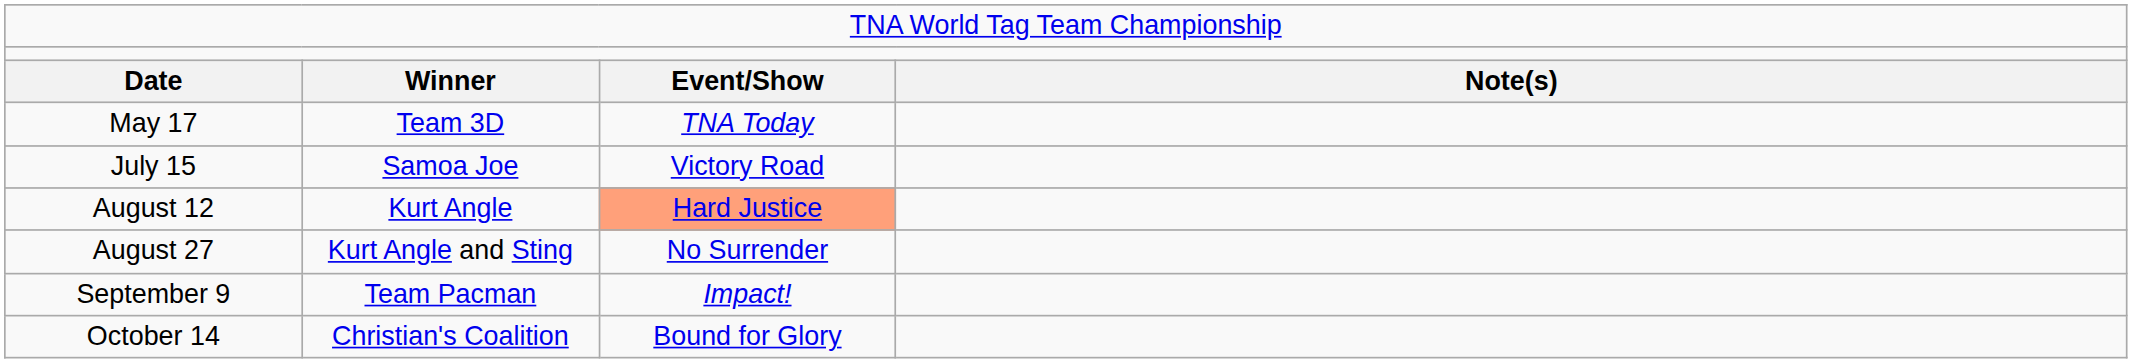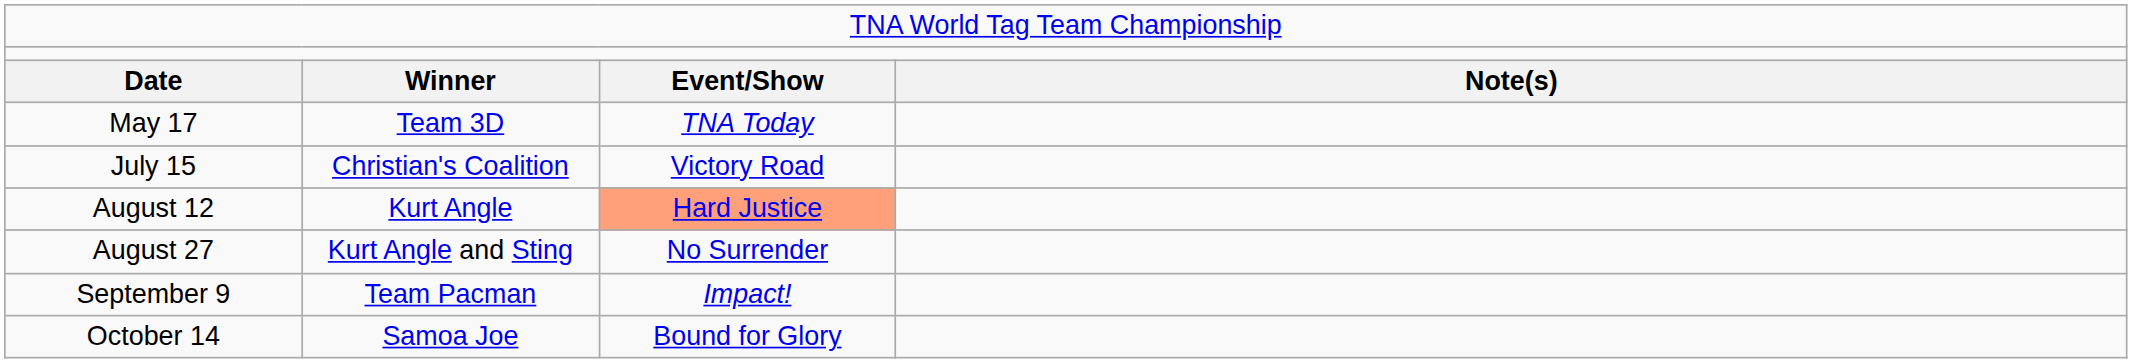(450, 166) Samoa Joe -> (450, 166) Christian's Coalition
(450, 336) Christian's Coalition -> (450, 336) Samoa Joe
